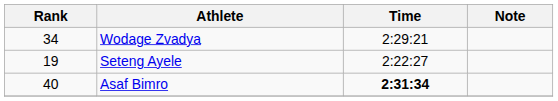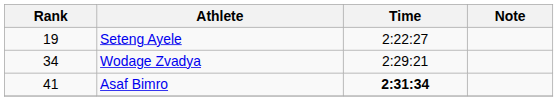rows swapped: (141, 61) <-> (151, 38)
(51, 84) 40 -> (51, 84) 41
